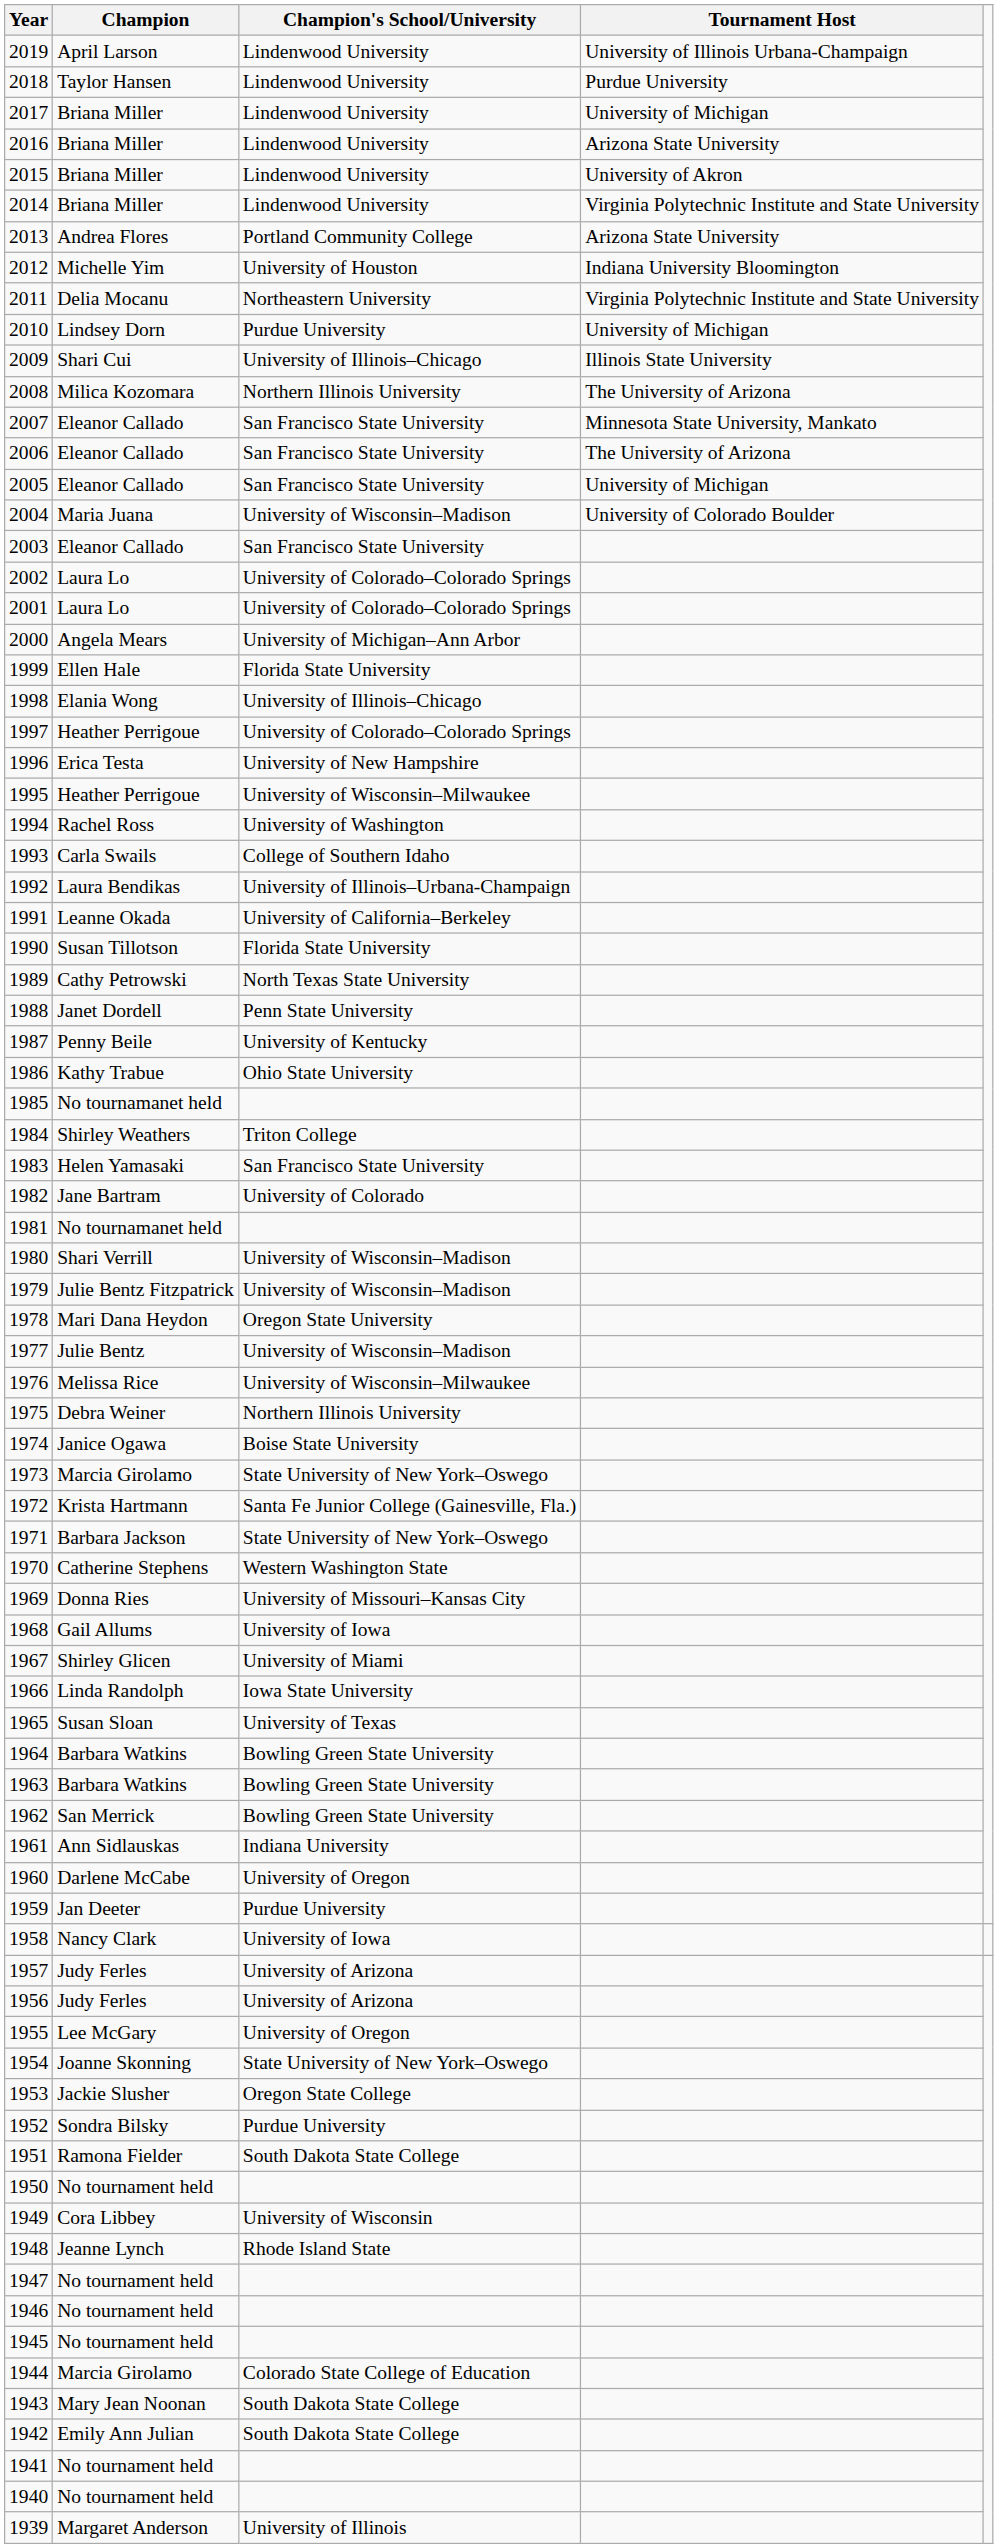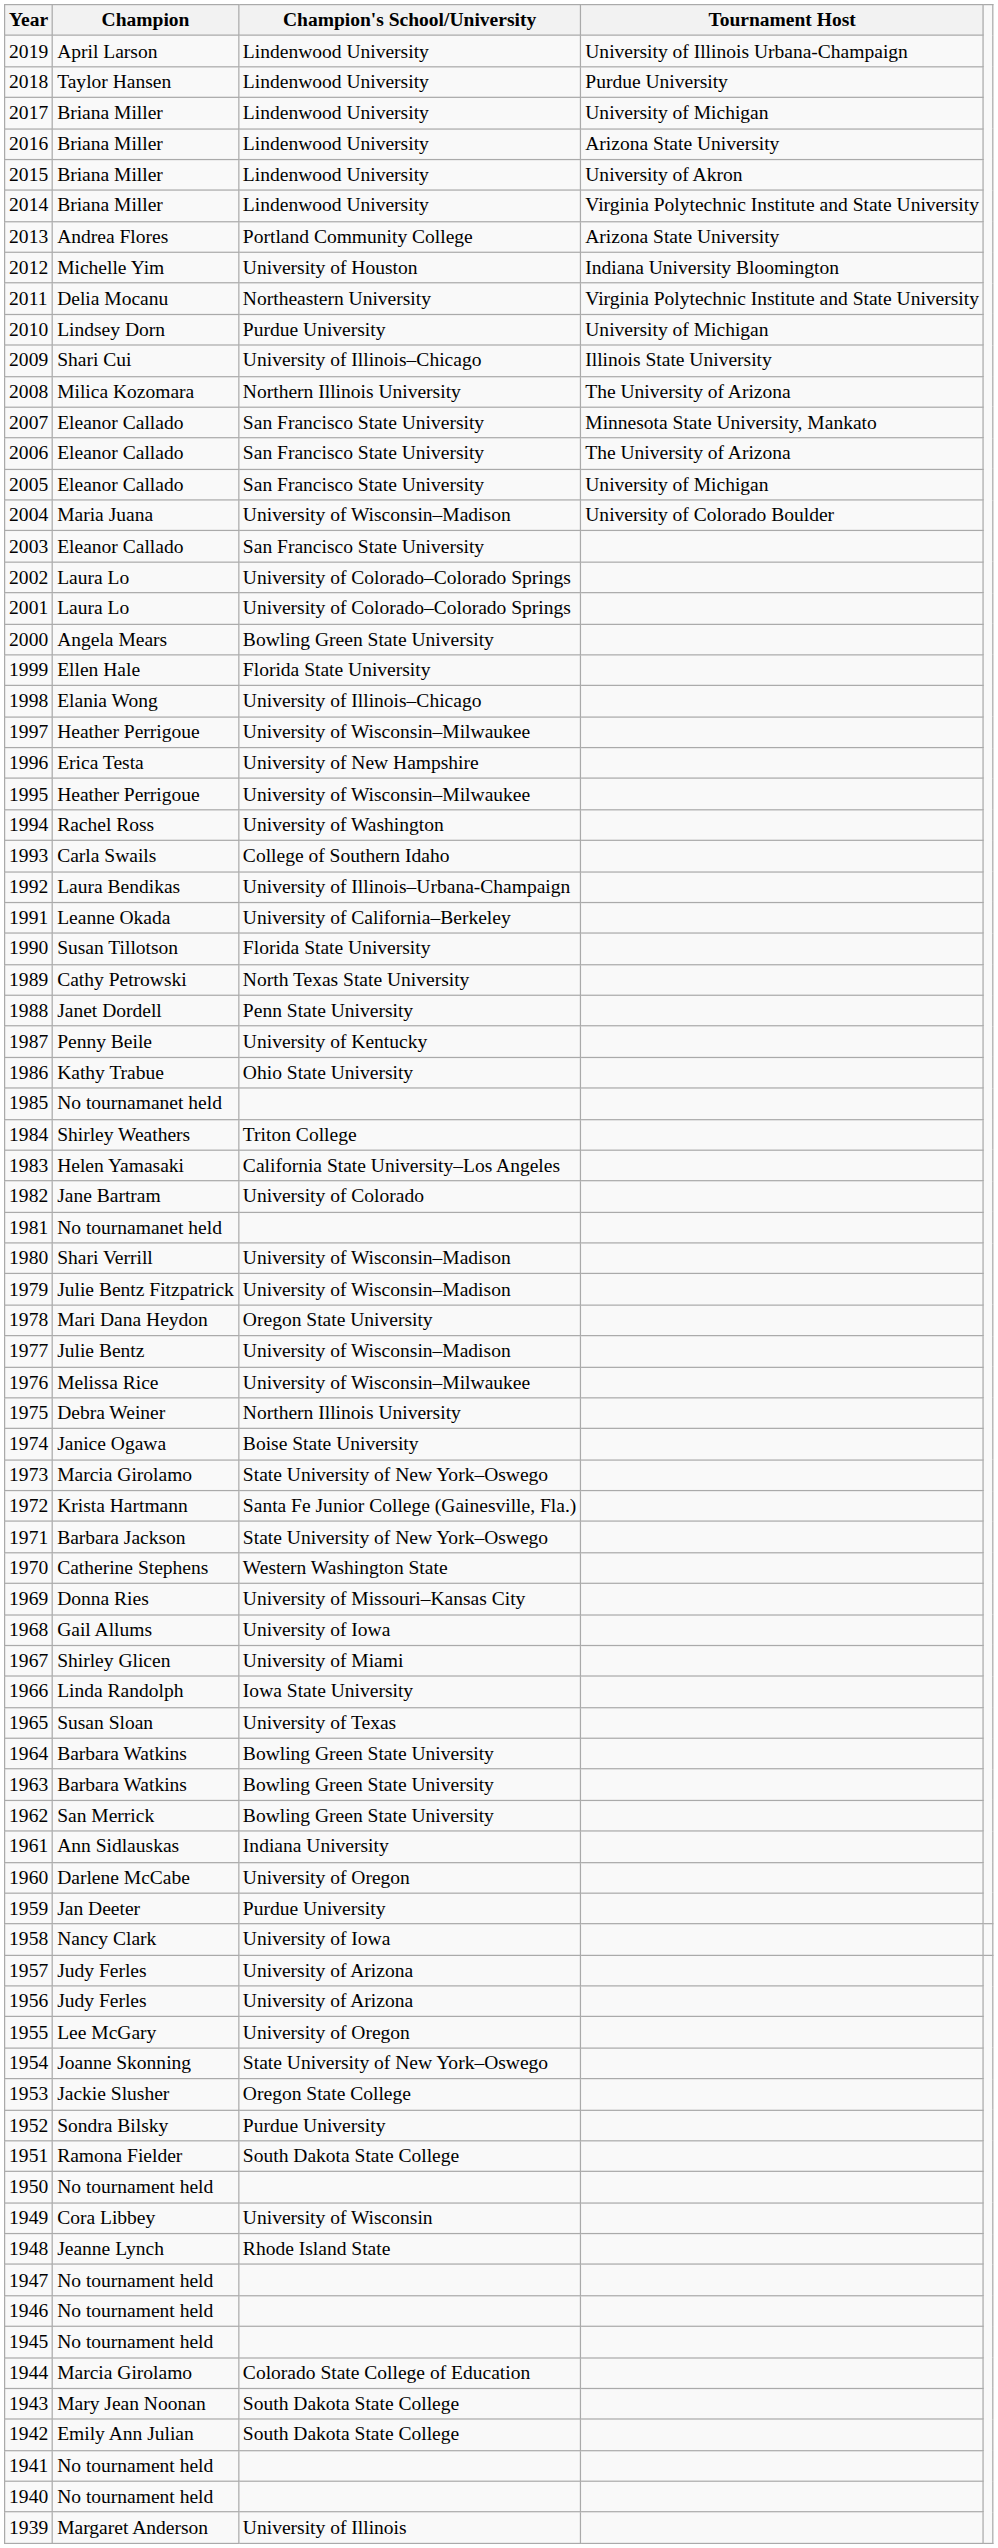(381, 639) University of Michigan–Ann Arbor -> (368, 639) Bowling Green State University
(407, 732) University of Colorado–Colorado Springs -> (387, 732) University of Wisconsin–Milwaukee
(363, 1165) San Francisco State University -> (401, 1165) California State University–Los Angeles
